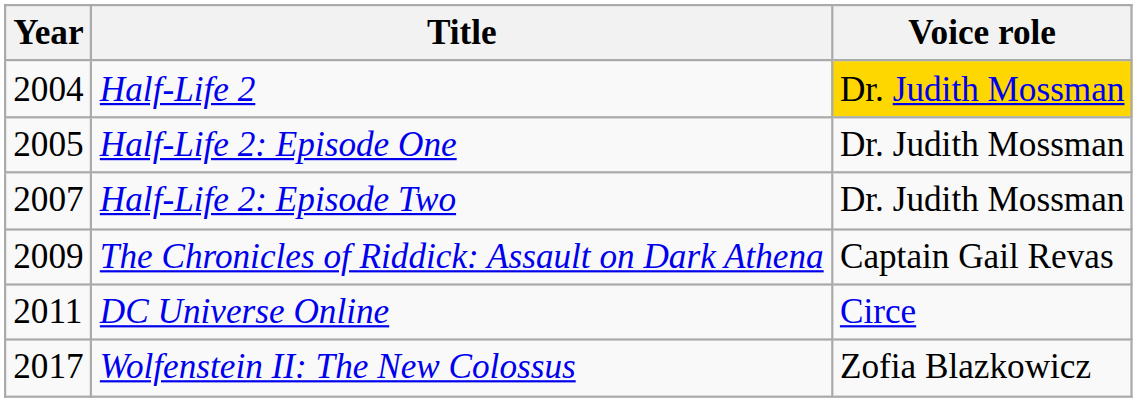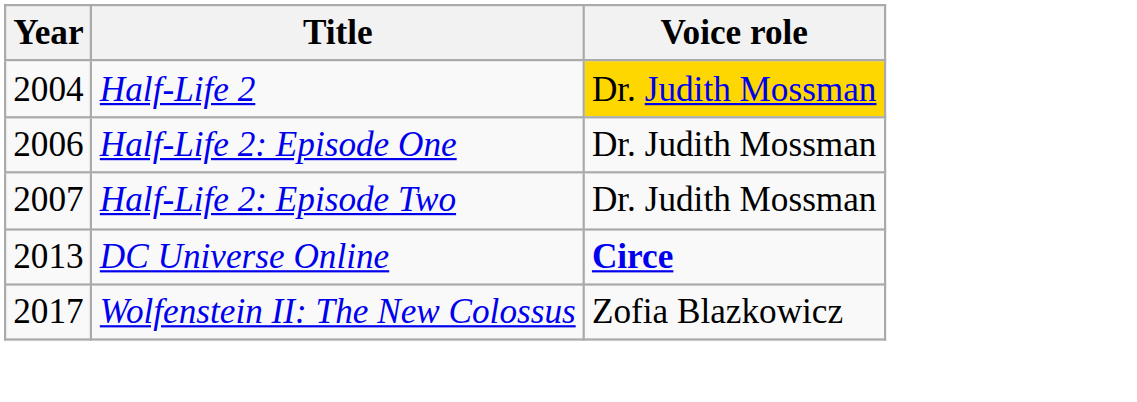(48, 144) 2005 -> (48, 144) 2006
- row: (462, 255)
(48, 311) 2011 -> (48, 255) 2013
(878, 311) normal -> (633, 255) bold
